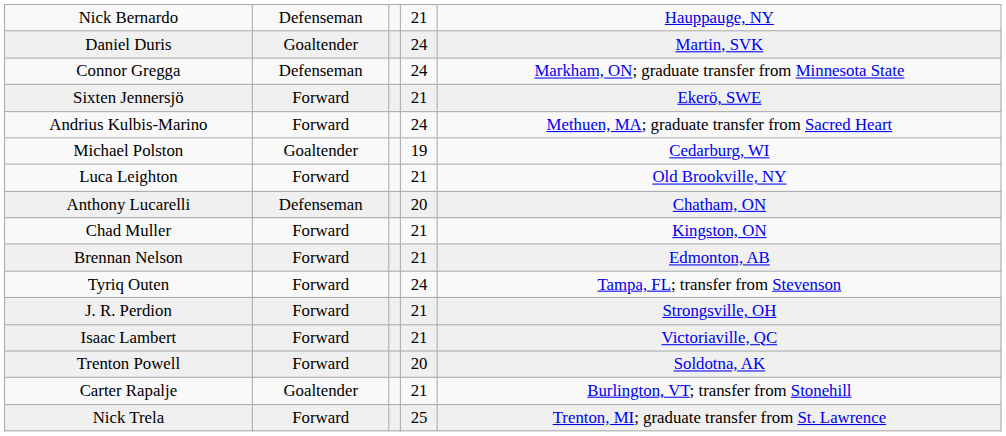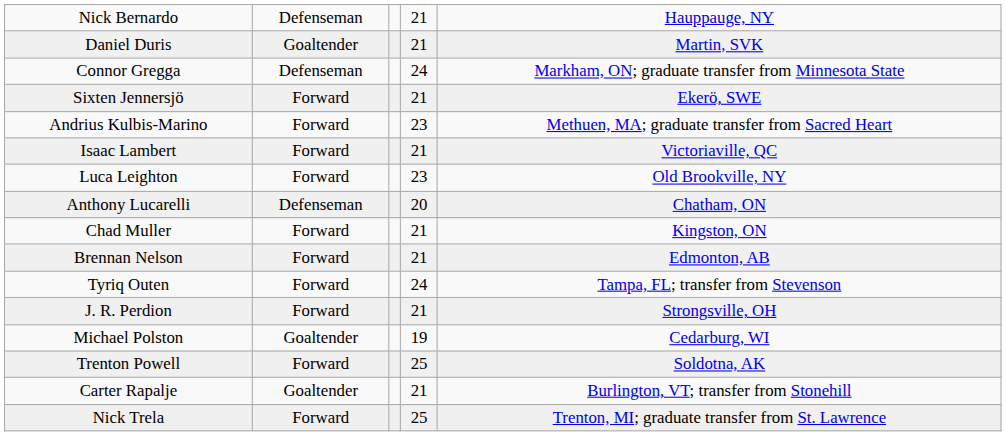(419, 44) 24 -> (419, 44) 21
(419, 124) 24 -> (419, 124) 23
rows swapped: (128, 337) <-> (128, 151)
(419, 177) 21 -> (419, 177) 23
(419, 364) 20 -> (419, 364) 25
